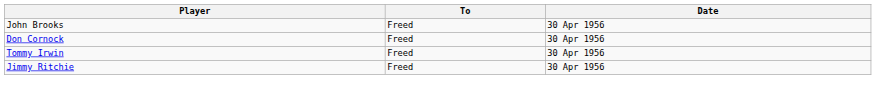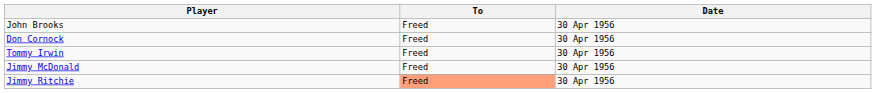+ row: (43, 67)
(400, 67) no background -> (415, 81) lightsalmon background
